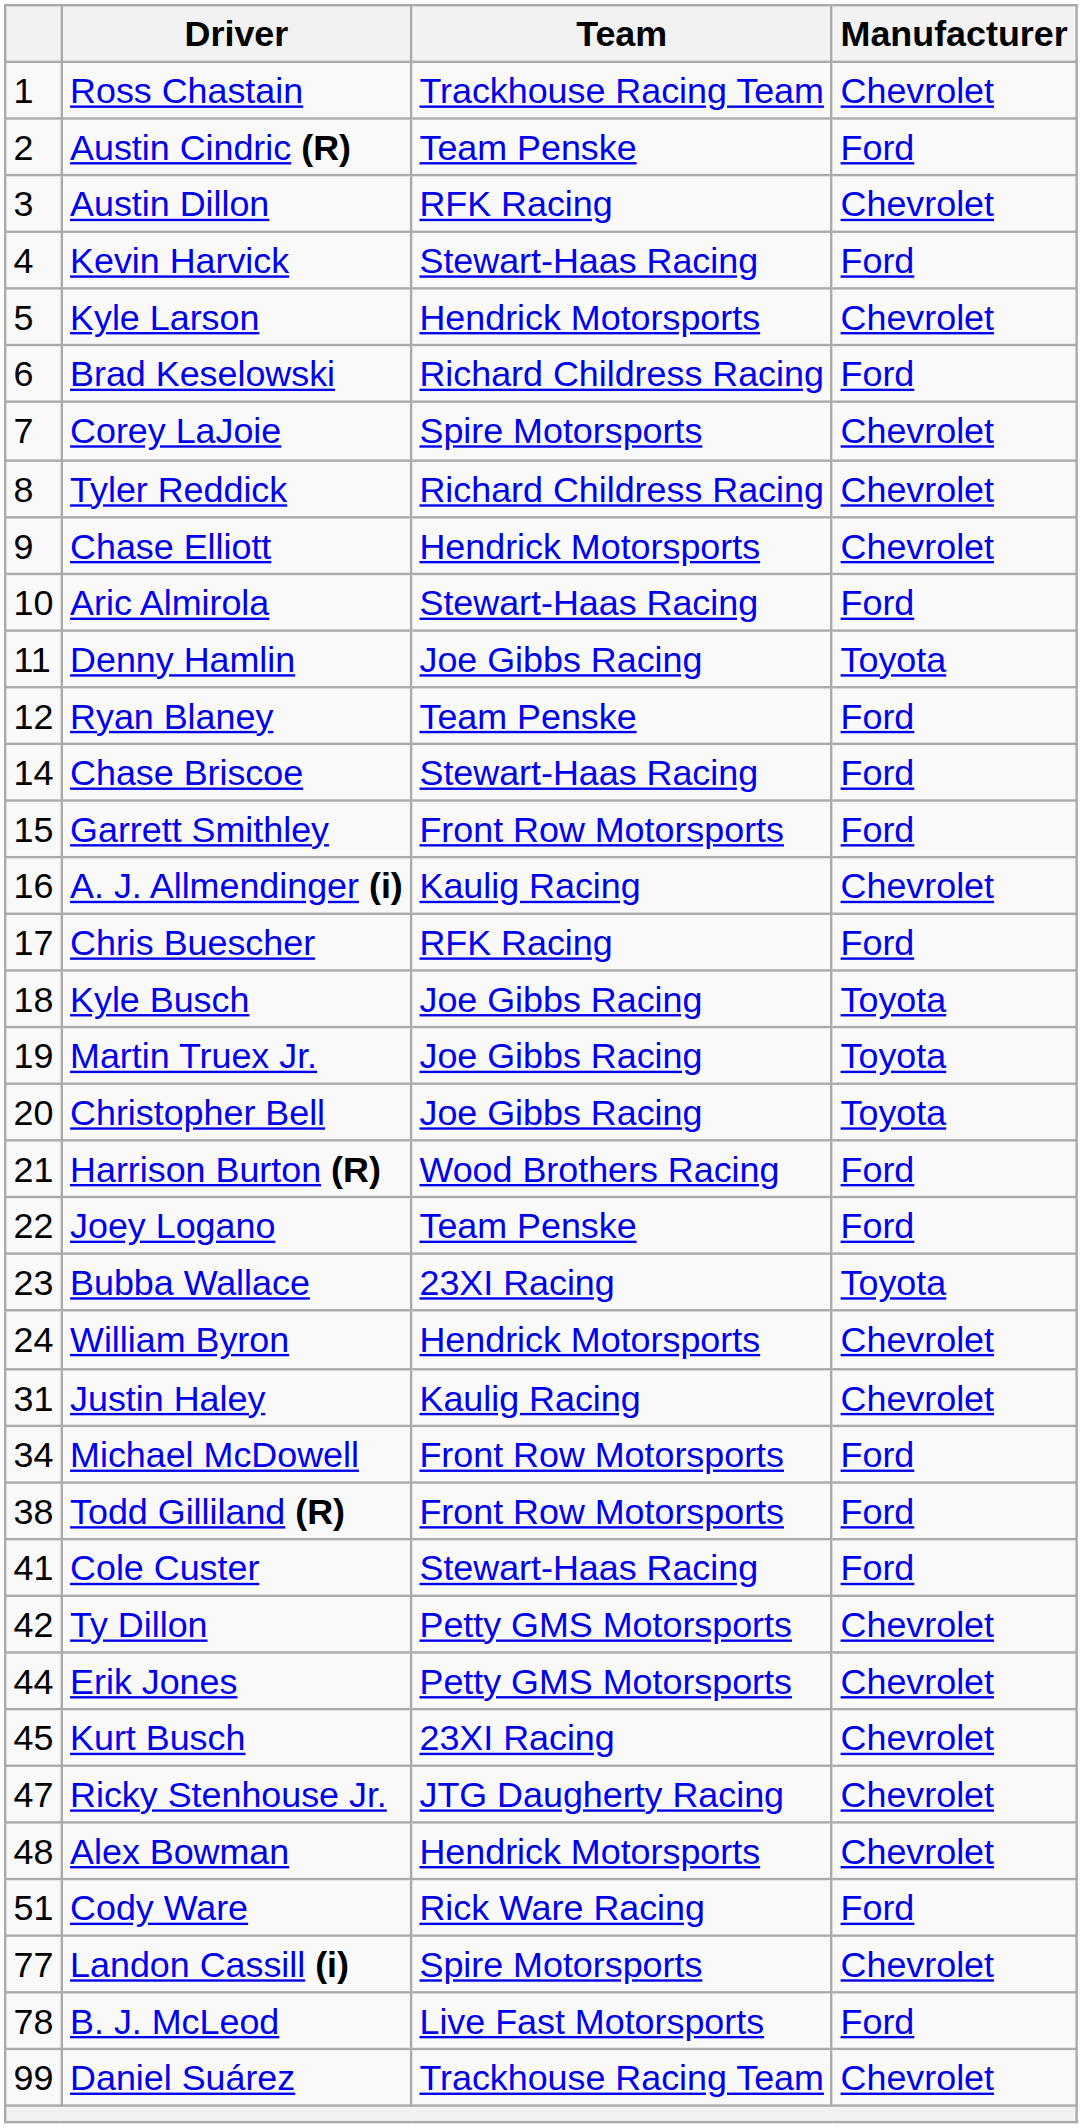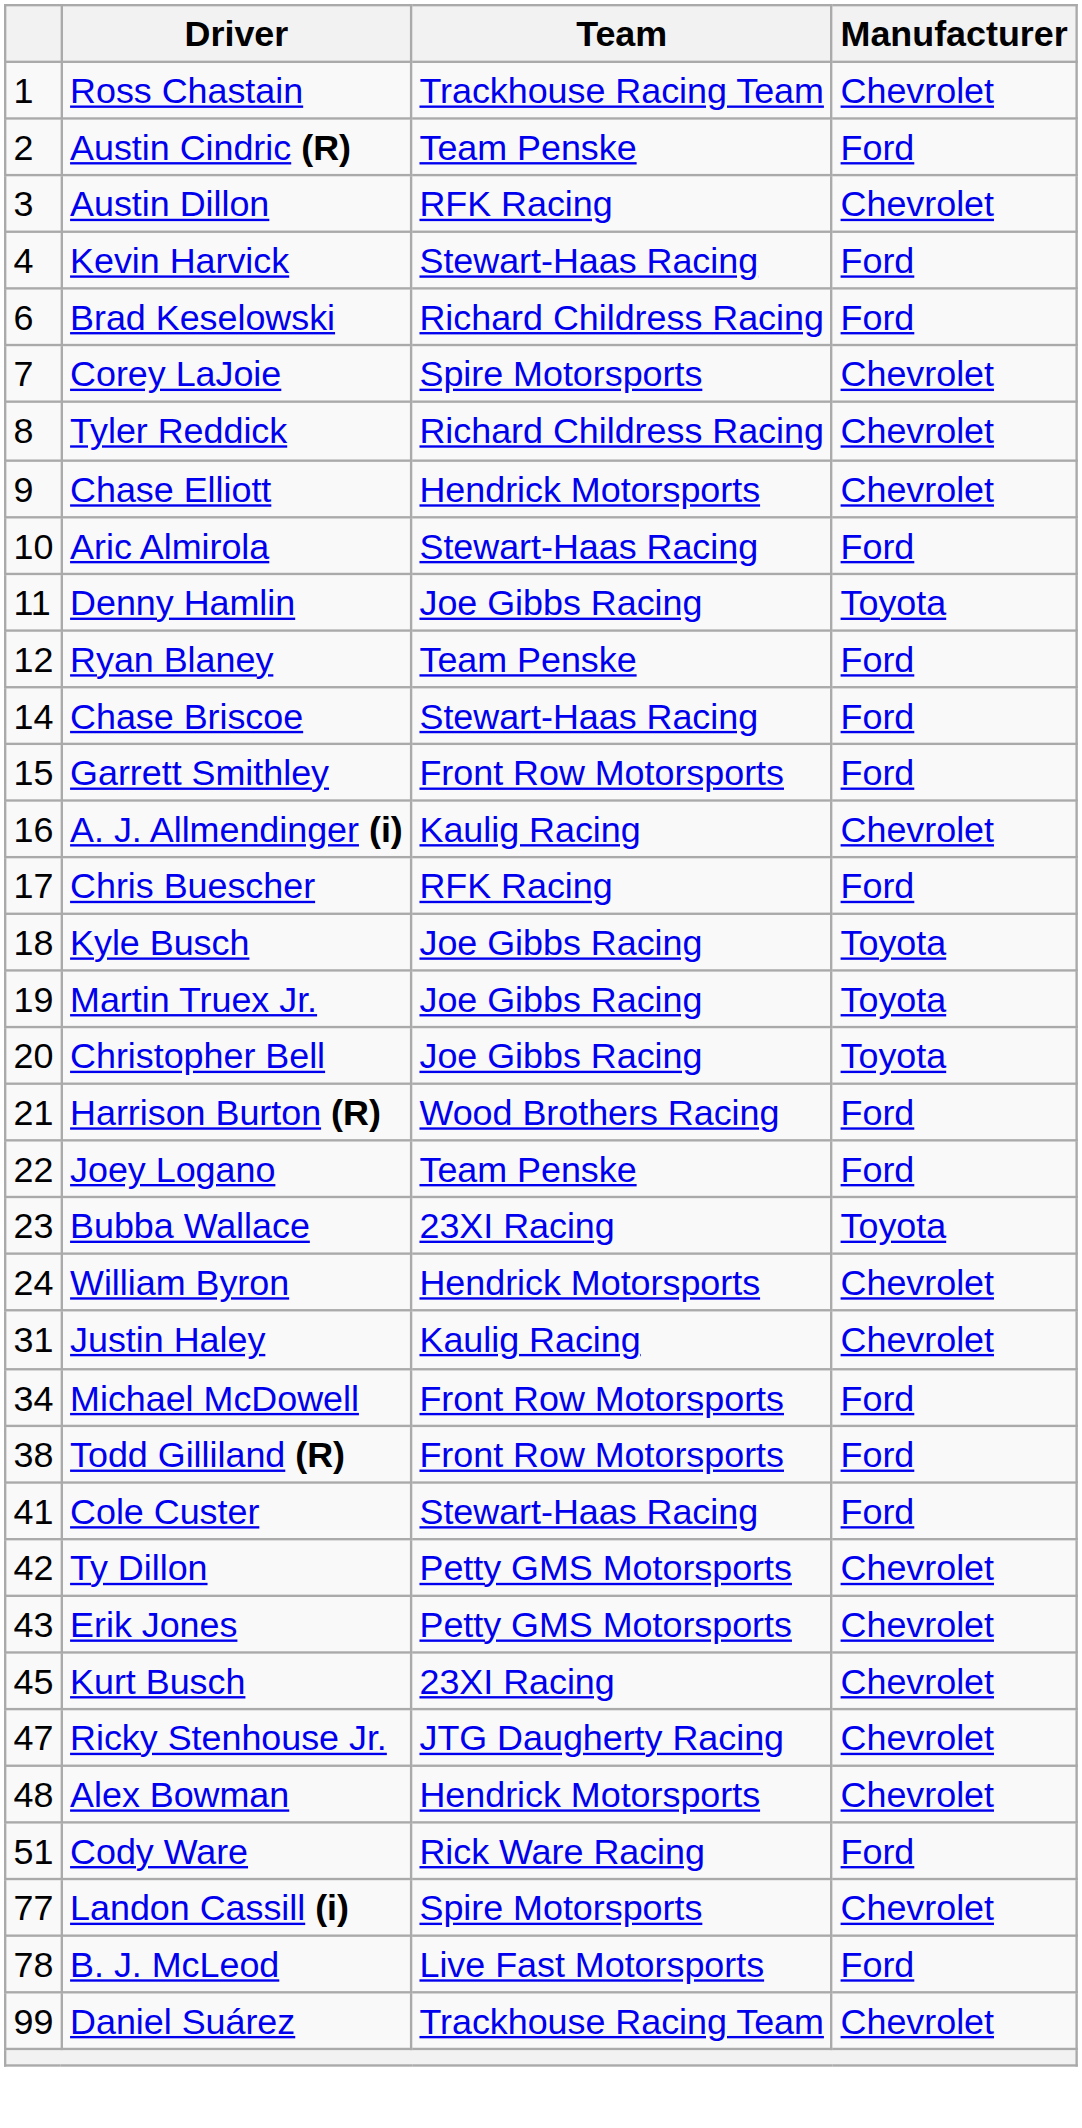- row: (165, 318)
(33, 1681) 44 -> (33, 1624) 43
